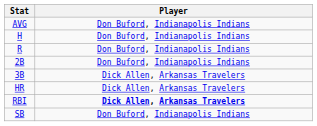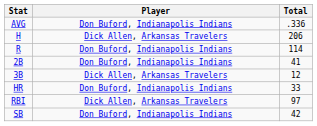+ column: (296, 11)
(173, 37) Don Buford, Indianapolis Indians -> (156, 37) Dick Allen, Arkansas Travelers
(173, 88) Dick Allen, Arkansas Travelers -> (156, 88) Don Buford, Indianapolis Indians
(173, 101) bold -> (156, 101) normal
